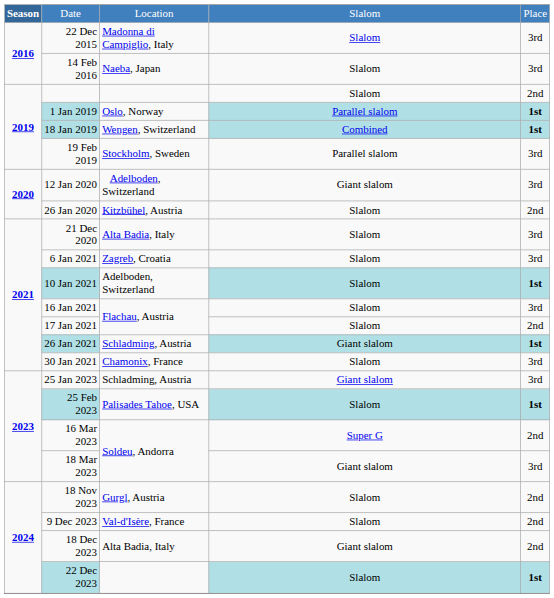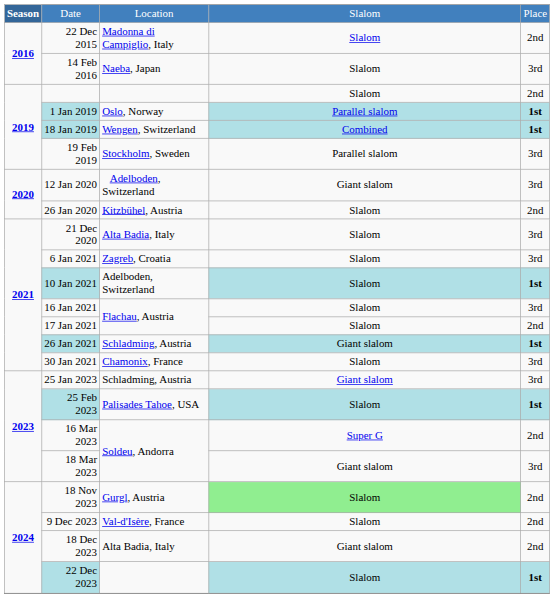(535, 38) 3rd -> (535, 38) 2nd
(365, 497) no background -> (365, 497) lightgreen background
